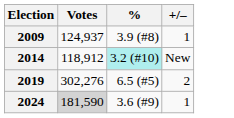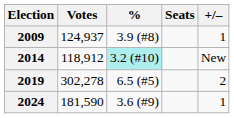+ column: (180, 14)
(82, 79) 302,276 -> (82, 79) 302,278
(82, 101) lightgrey background -> (82, 101) no background
